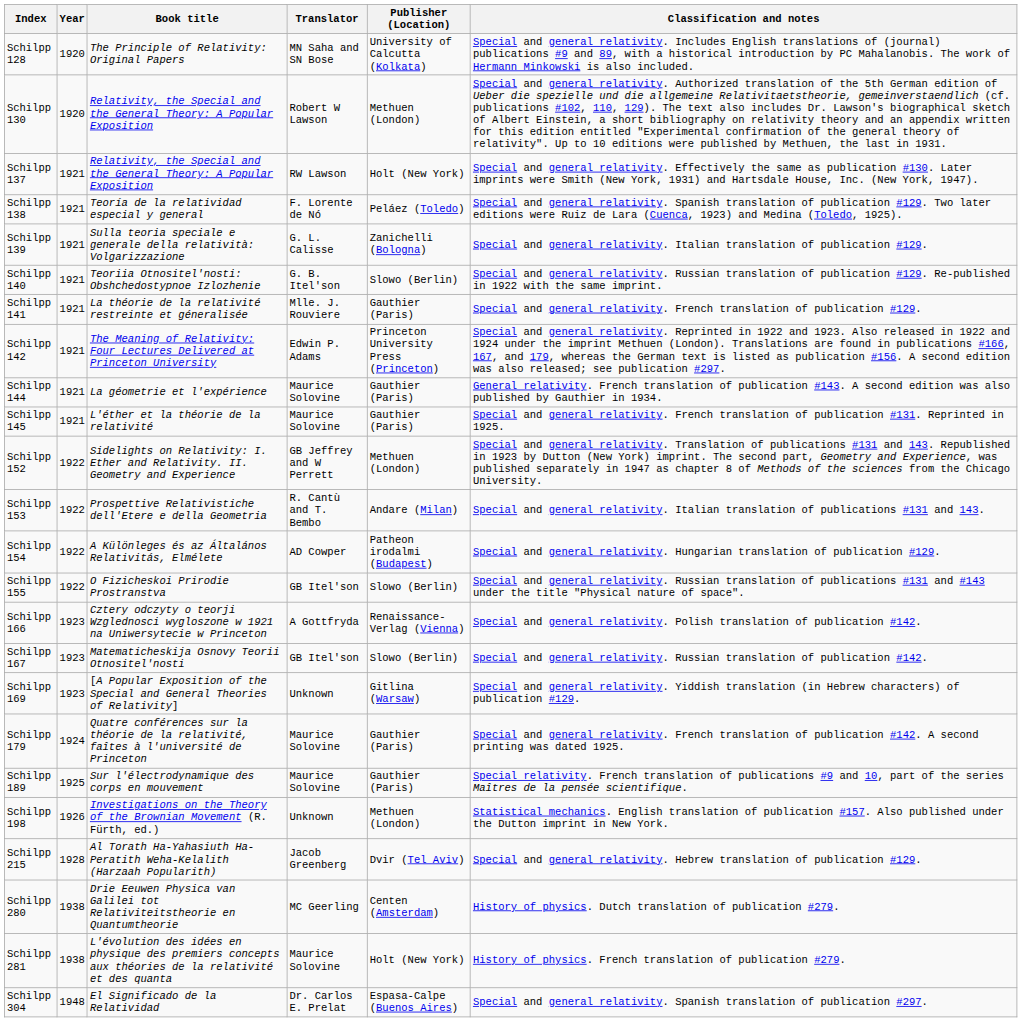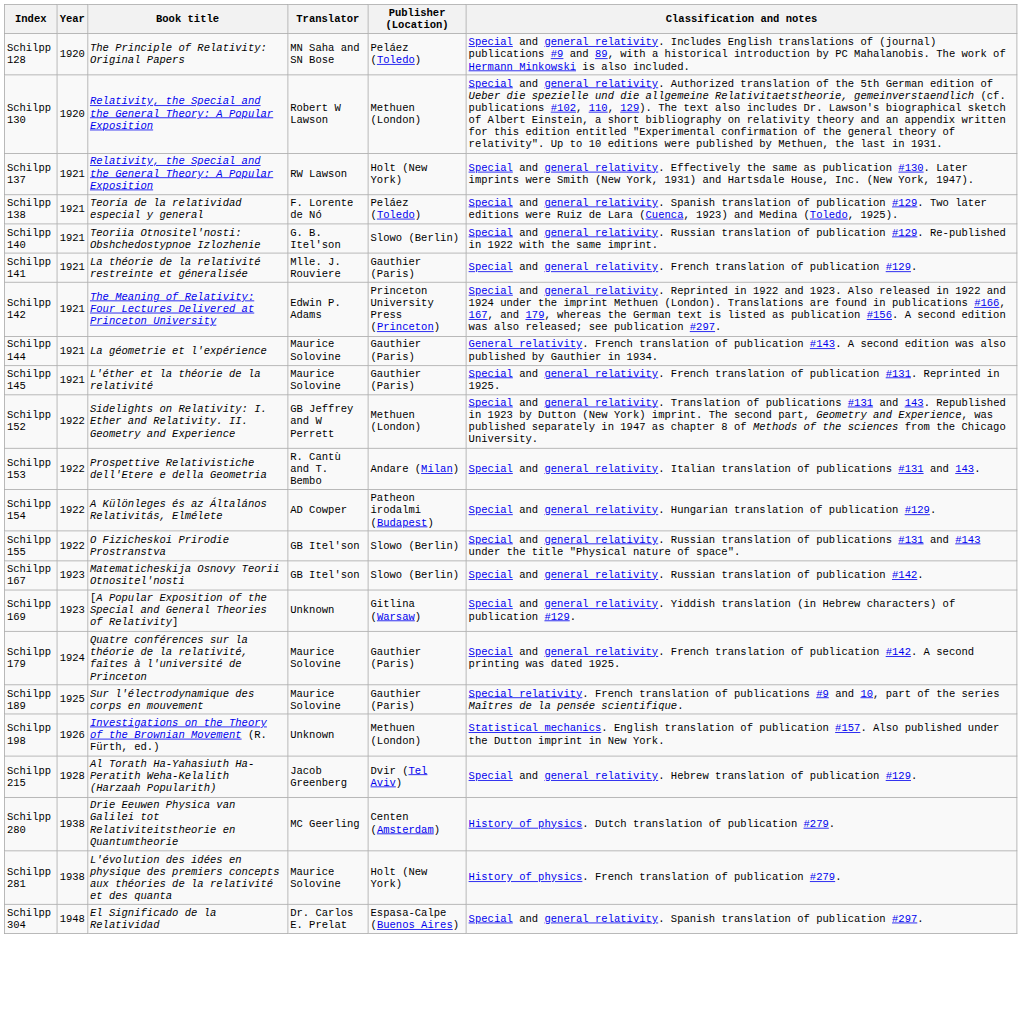(411, 54) University of Calcutta (Kolkata) -> (396, 54) Peláez (Toledo)
- row: (29, 245)
- row: (29, 623)
